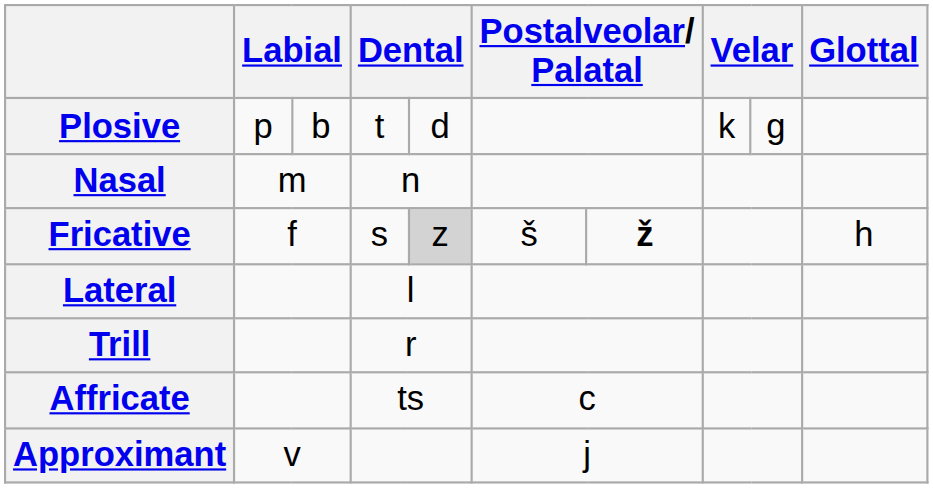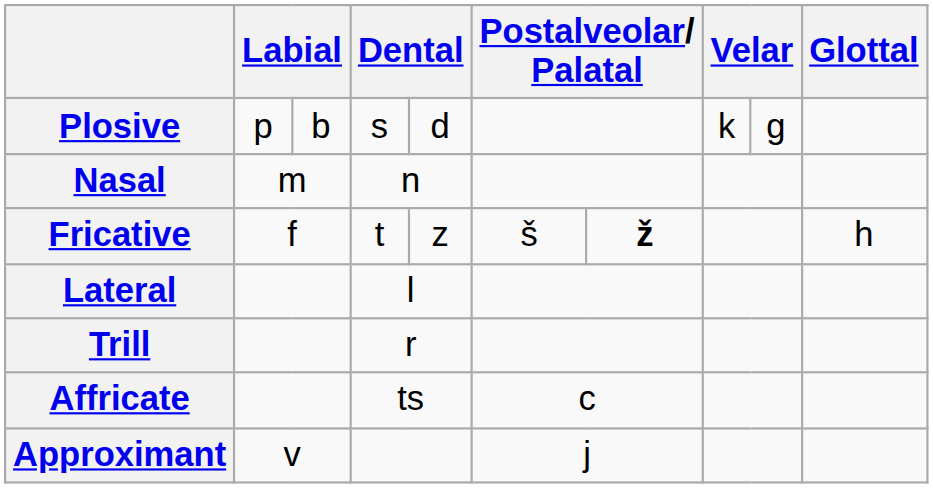(379, 125) t -> (379, 125) s
(379, 235) s -> (379, 235) t
(440, 235) lightgrey background -> (440, 235) no background
